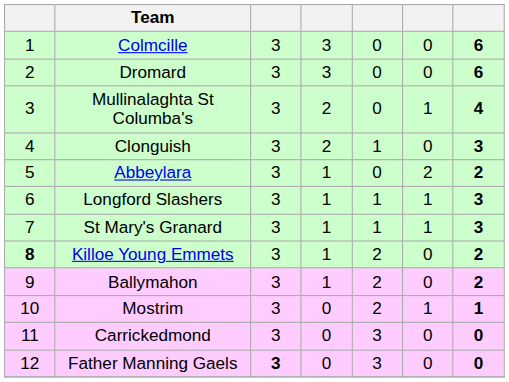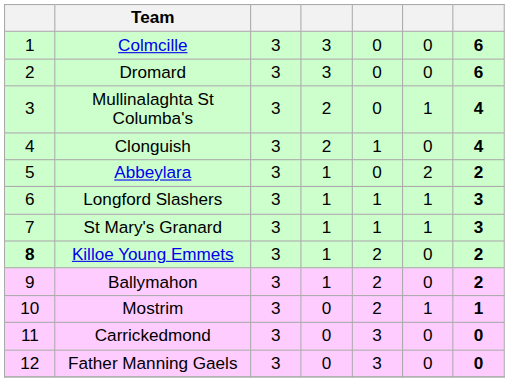(478, 145) 3 -> (478, 145) 4
(276, 363) bold -> (276, 363) normal
